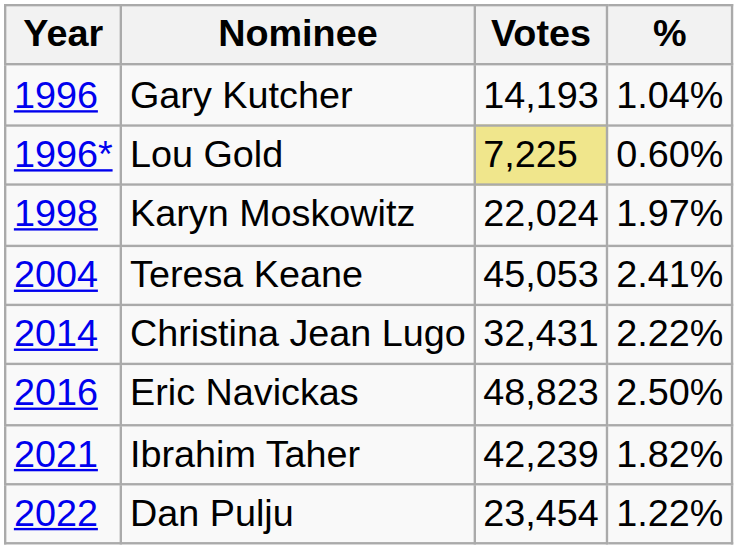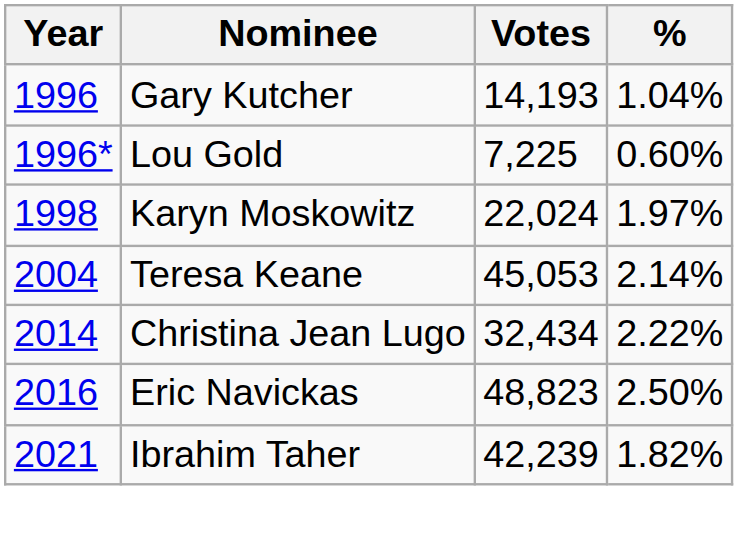(531, 154) khaki background -> (531, 154) no background
(670, 273) 2.41% -> (670, 273) 2.14%
(541, 333) 32,431 -> (541, 333) 32,434
- row: (212, 513)
